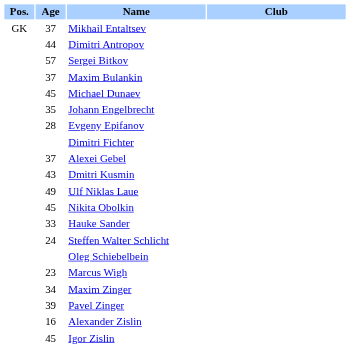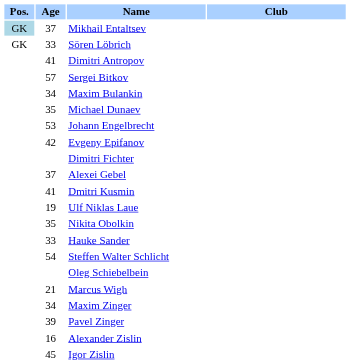(19, 28) no background -> (19, 28) lightblue background
+ row: (100, 44)
(51, 44) 44 -> (51, 60) 41
(51, 77) 37 -> (51, 93) 34
(51, 93) 45 -> (51, 109) 35
(51, 109) 35 -> (51, 126) 53
(51, 126) 28 -> (51, 142) 42
(51, 175) 43 -> (51, 191) 41
(51, 191) 49 -> (51, 207) 19
(51, 207) 45 -> (51, 224) 35
(51, 240) 24 -> (51, 256) 54
(51, 273) 23 -> (51, 289) 21
